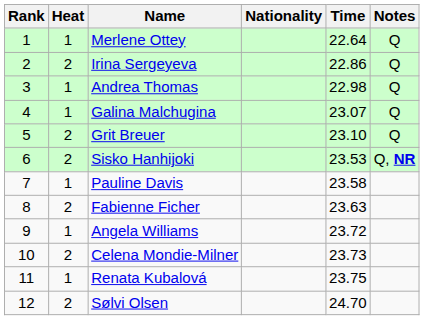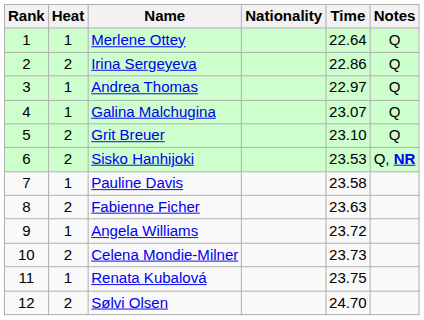(348, 87) 22.98 -> (348, 87) 22.97
